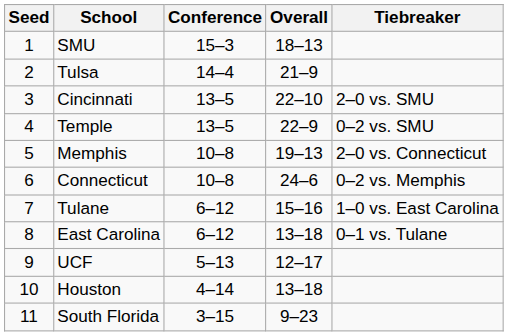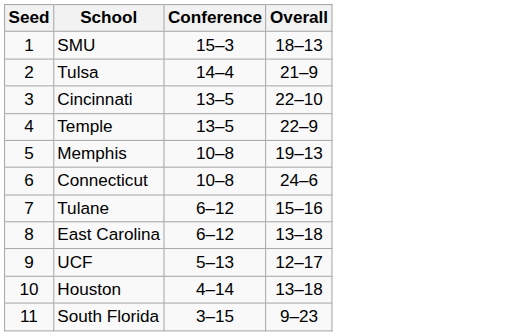- column: (417, 18)
